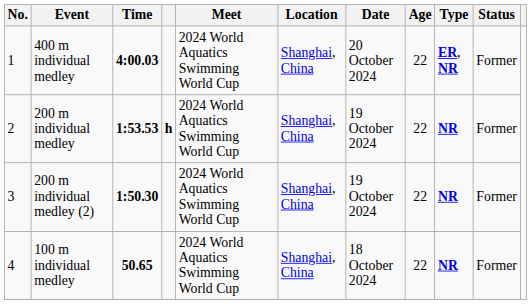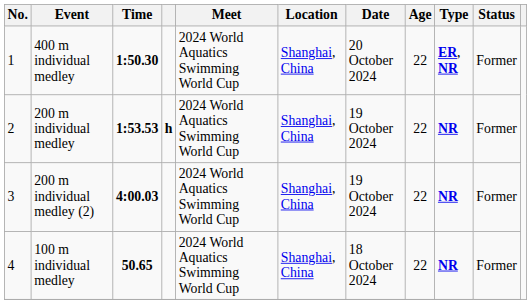(137, 60) 4:00.03 -> (137, 60) 1:50.30
(137, 196) 1:50.30 -> (137, 196) 4:00.03
